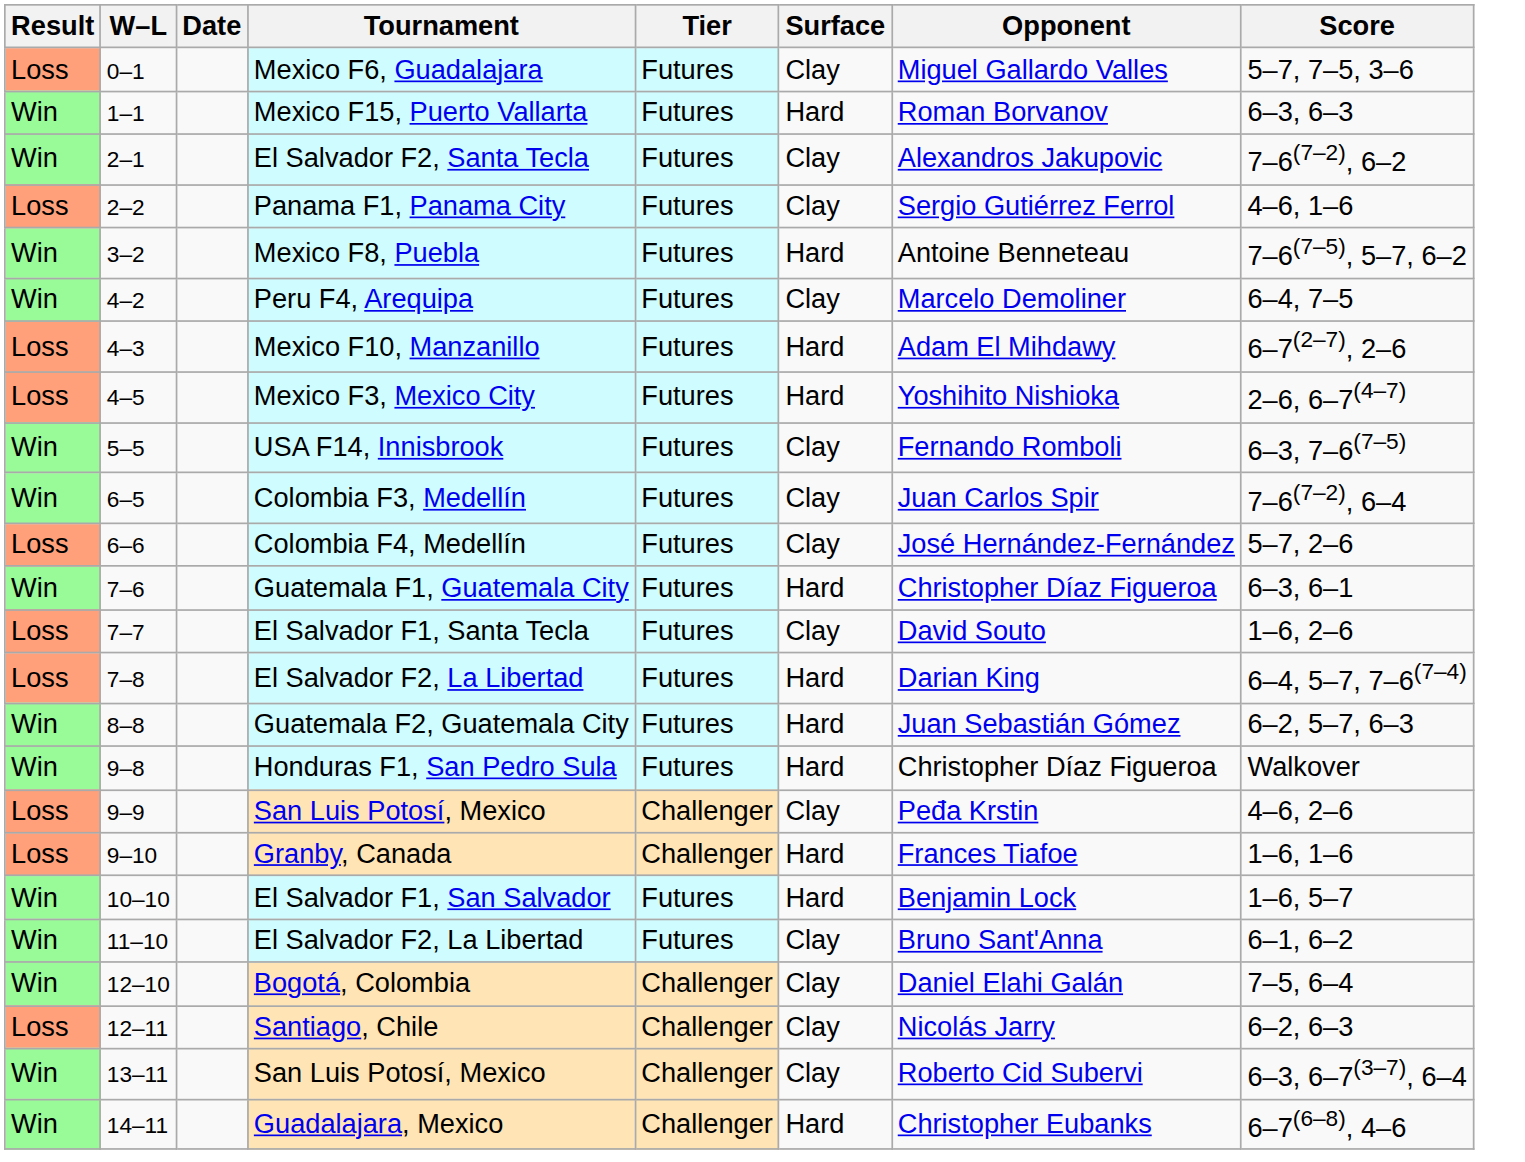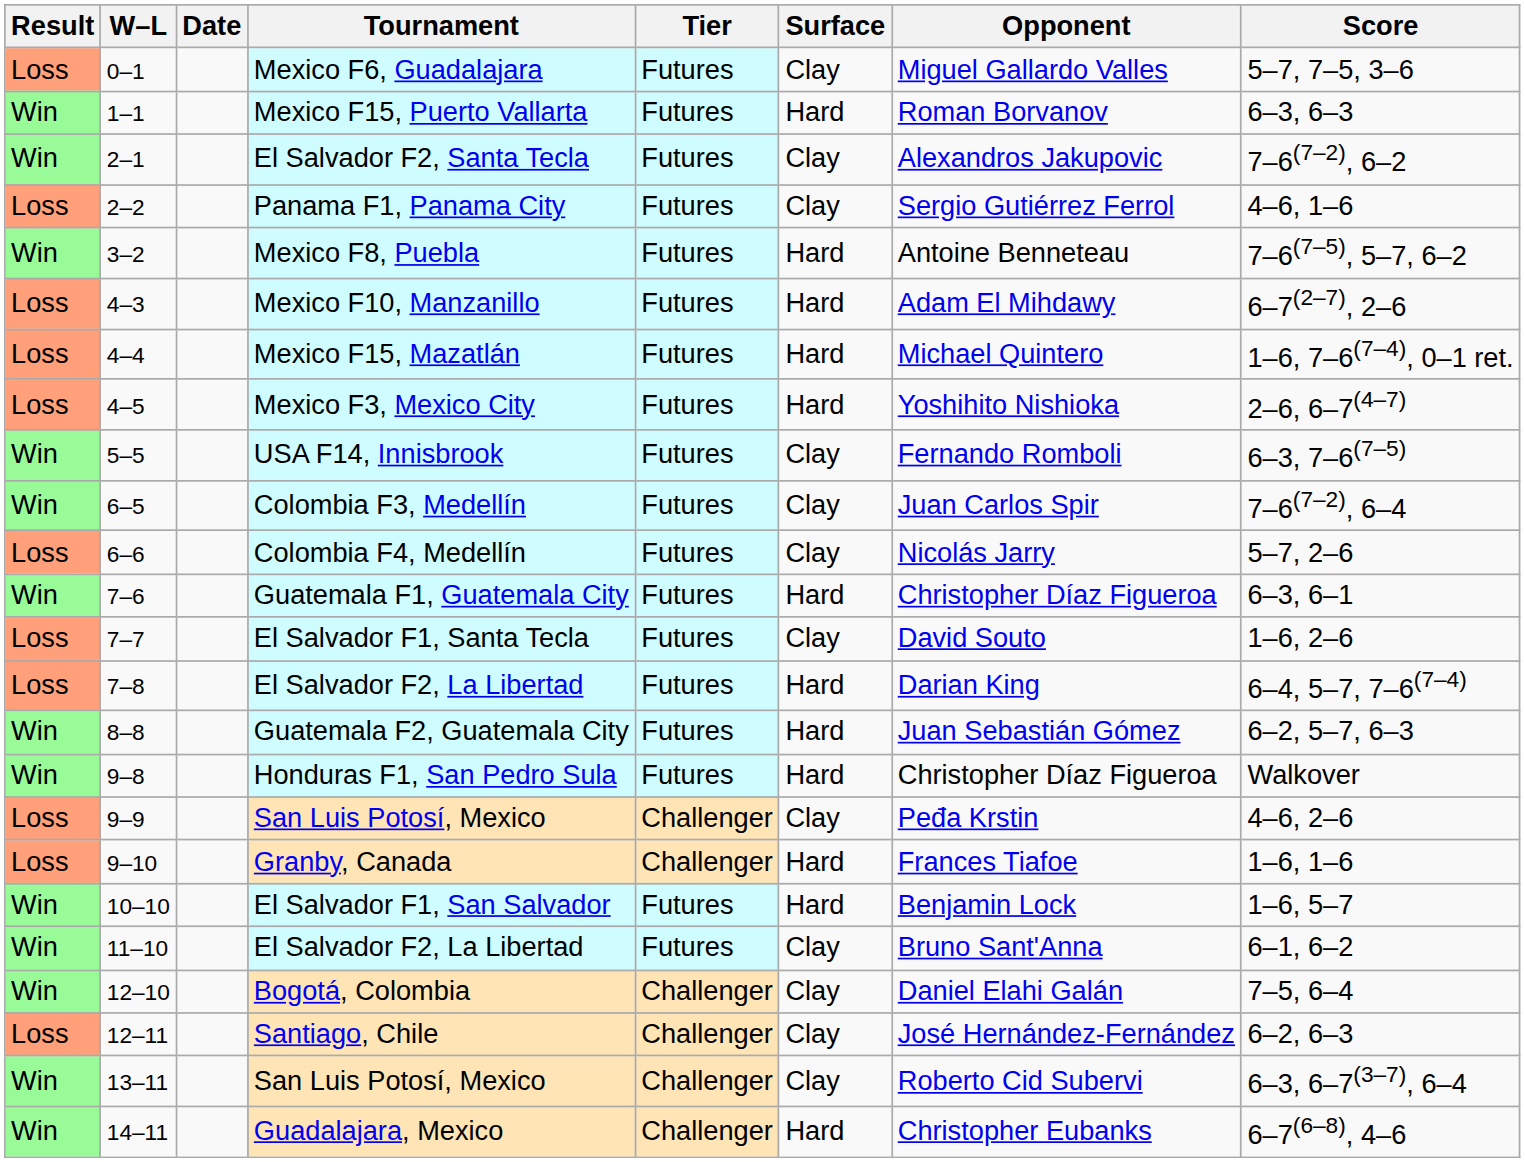- row: (126, 301)
+ row: (126, 355)
(1066, 544) José Hernández-Fernández -> (976, 552) Nicolás Jarry
(976, 1026) Nicolás Jarry -> (1066, 1033) José Hernández-Fernández
